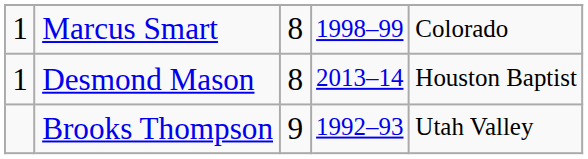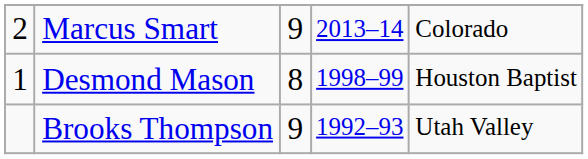(20, 29) 1 -> (20, 29) 2
(295, 29) 8 -> (295, 29) 9
(360, 29) 1998–99 -> (360, 29) 2013–14
(360, 78) 2013–14 -> (360, 78) 1998–99
